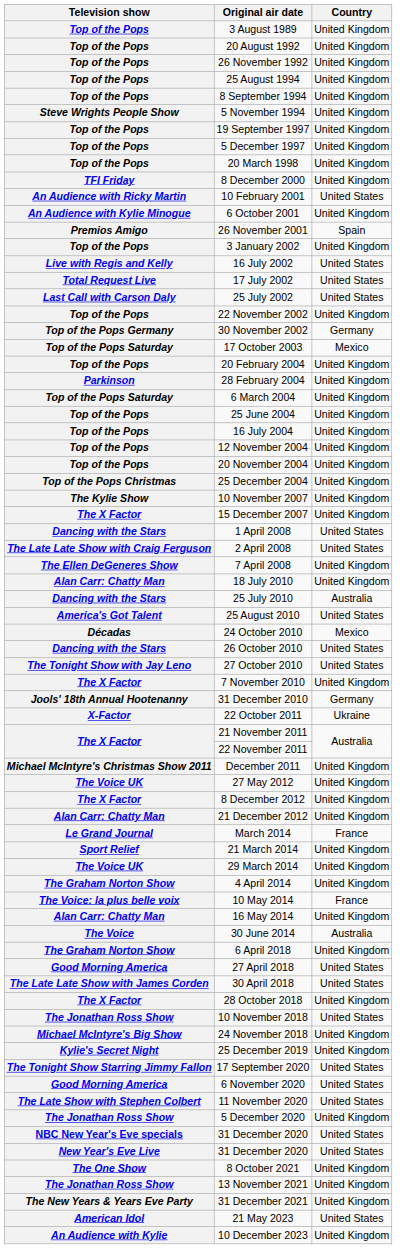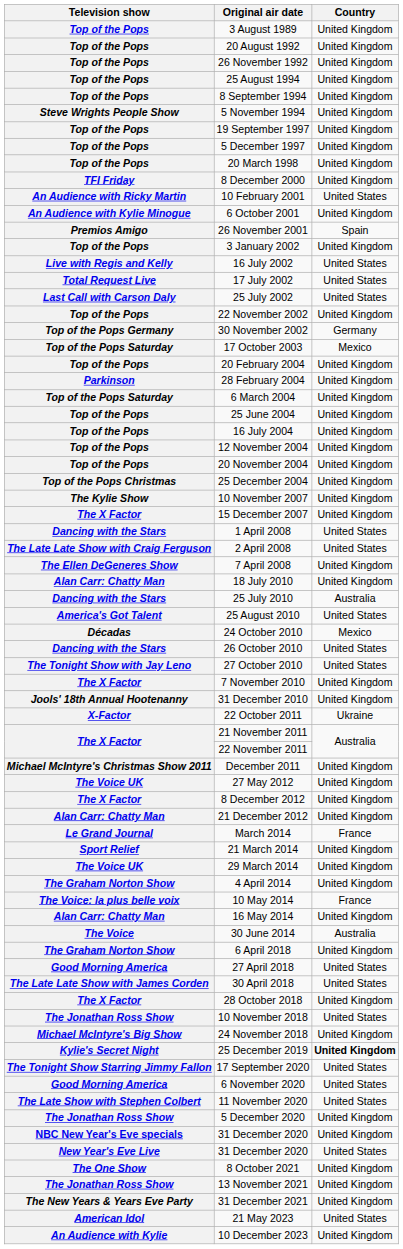(352, 699) Germany -> (355, 699) United Kingdom
(352, 1051) normal -> (355, 1051) bold
(352, 1134) United States -> (355, 1134) United Kingdom
